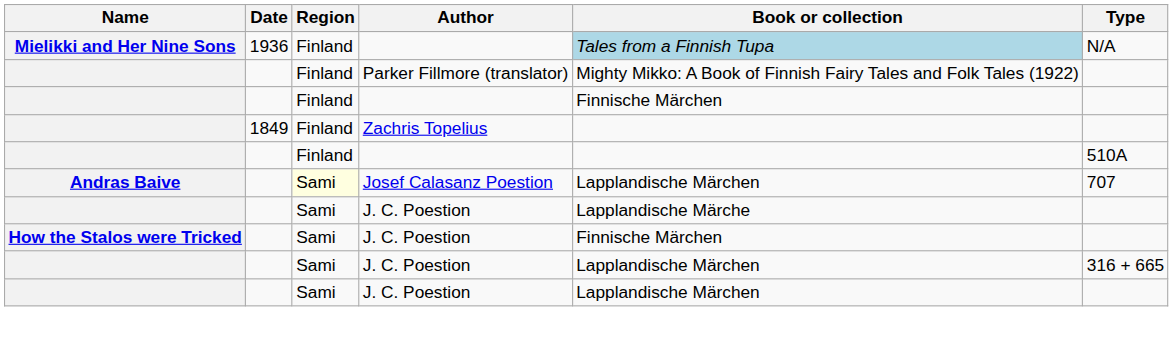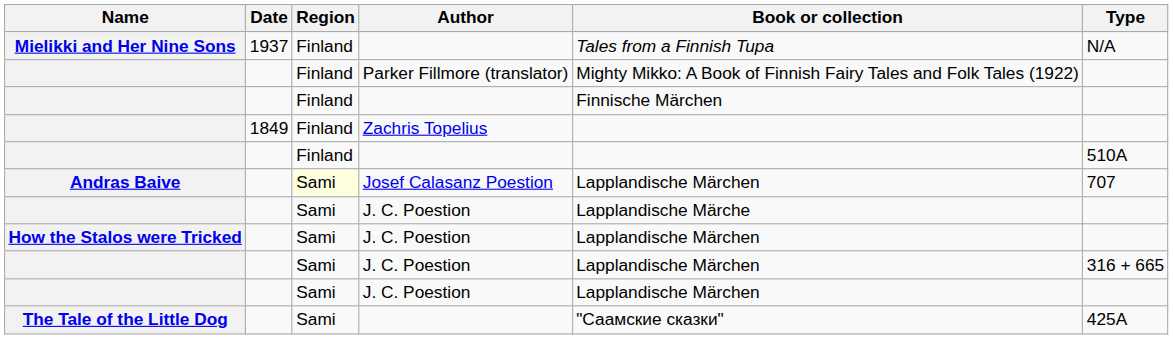(269, 45) 1936 -> (269, 45) 1937
(675, 45) lightblue background -> (675, 45) no background
(649, 237) Finnische Märchen -> (668, 237) Lapplandische Märchen
+ row: (125, 319)
